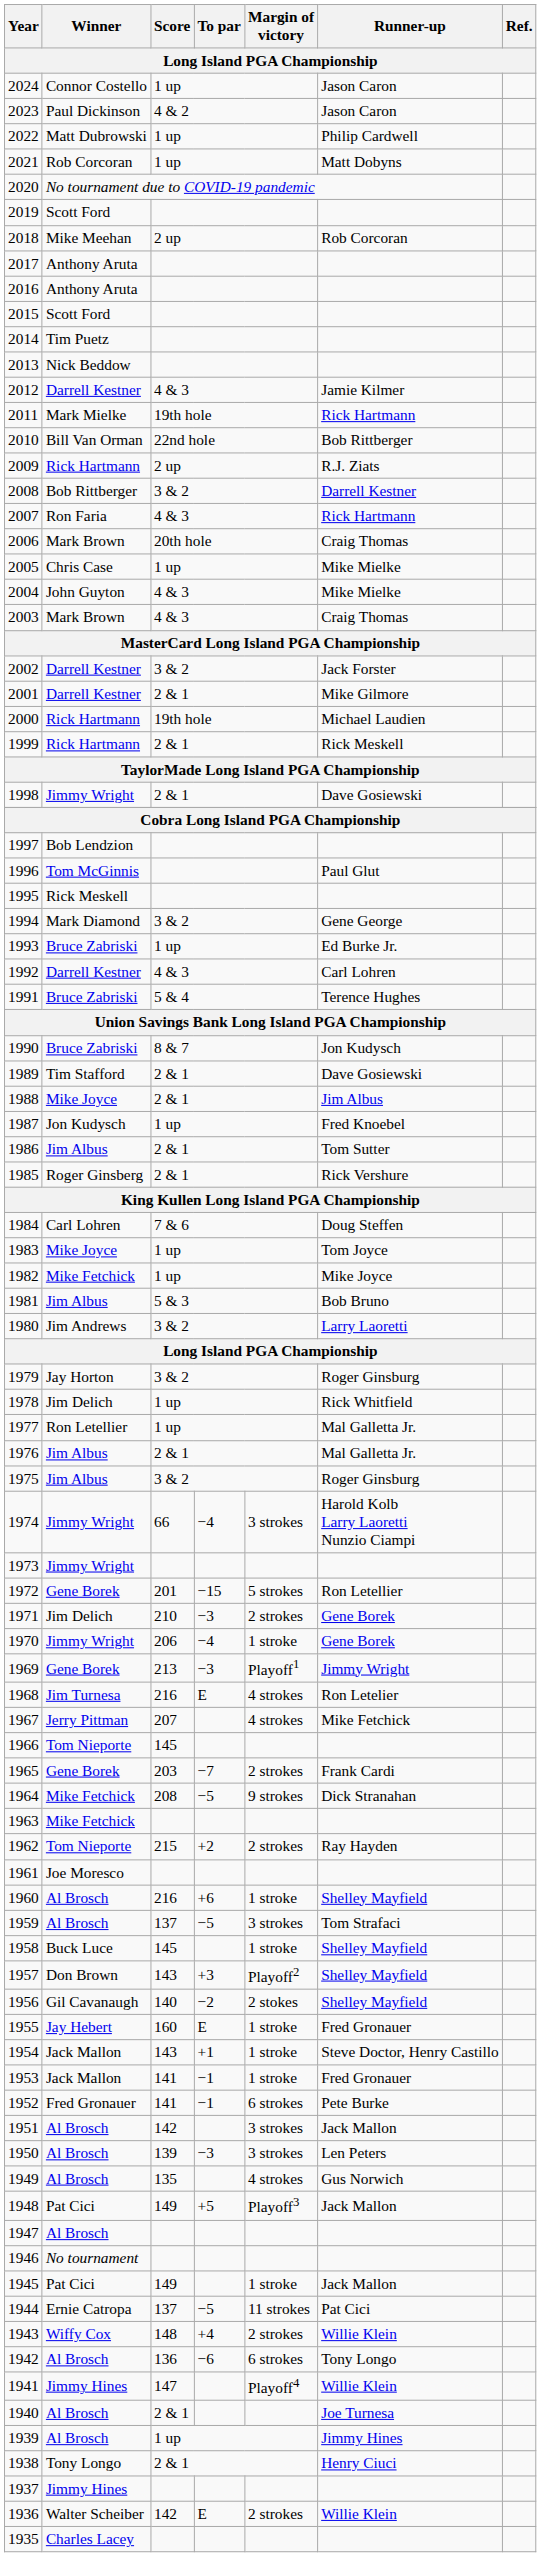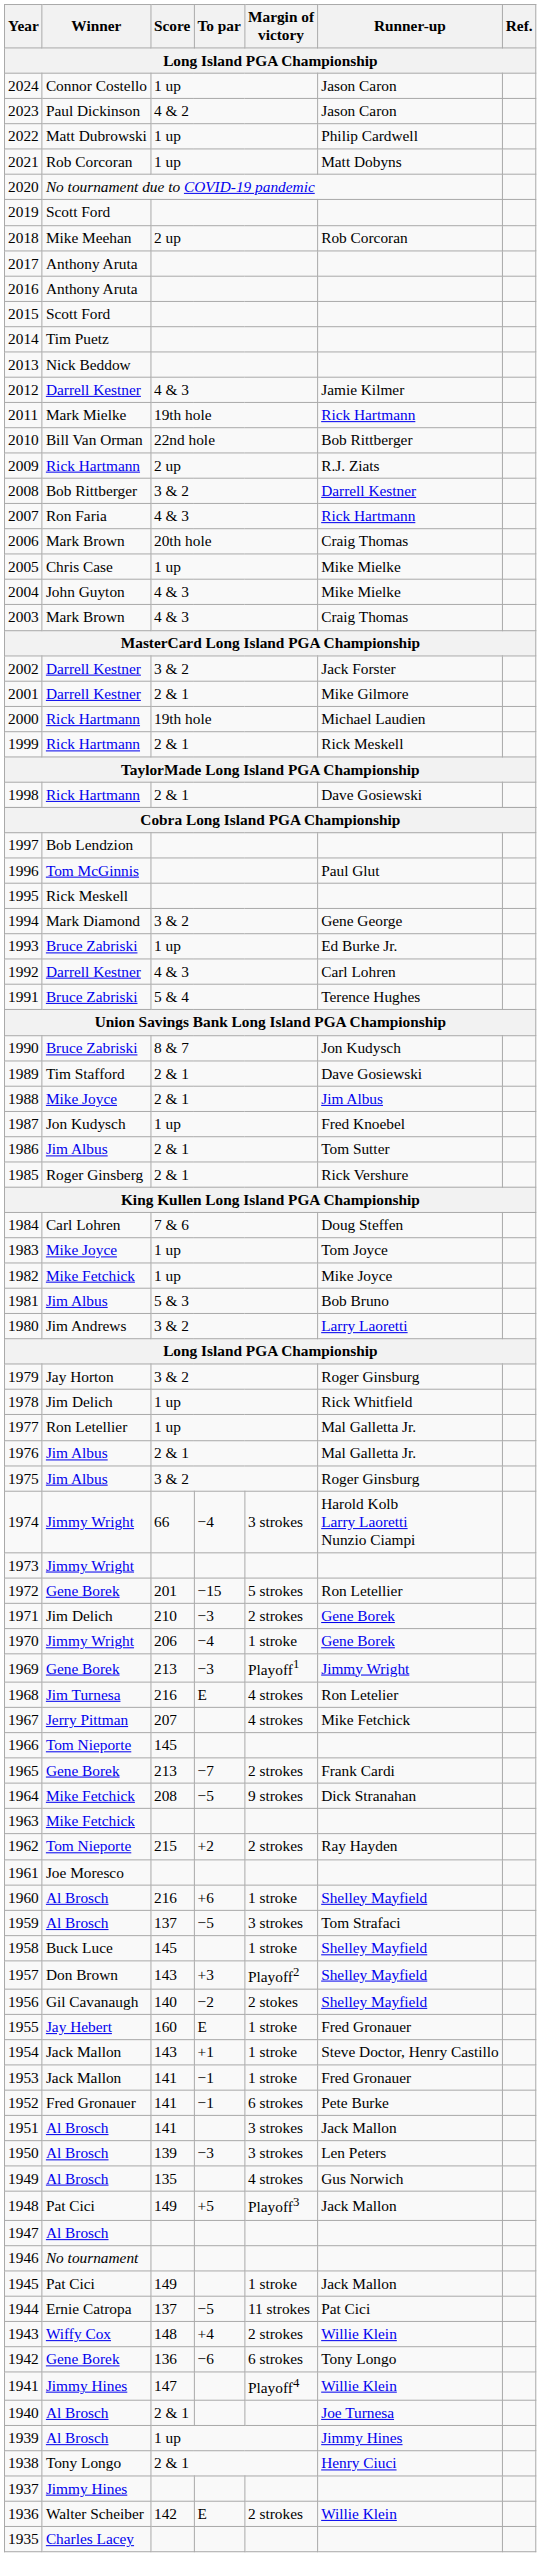(90, 794) Jimmy Wright -> (93, 794) Rick Hartmann
(166, 1770) 203 -> (166, 1770) 213
(166, 2128) 142 -> (166, 2128) 141
(77, 2359) Al Brosch -> (83, 2359) Gene Borek
